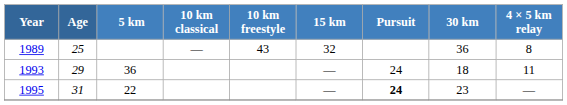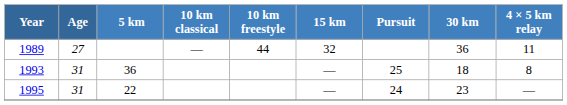(78, 49) 25 -> (78, 49) 27
(263, 49) 43 -> (263, 49) 44
(529, 49) 8 -> (529, 49) 11
(78, 70) 29 -> (78, 70) 31
(396, 70) 24 -> (396, 70) 25
(529, 70) 11 -> (529, 70) 8
(396, 90) bold -> (396, 90) normal
